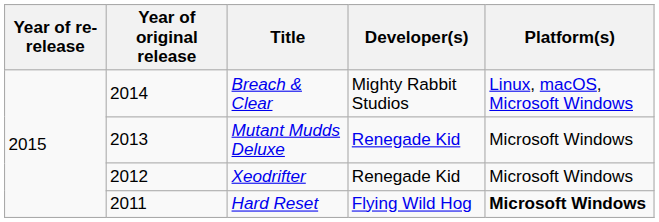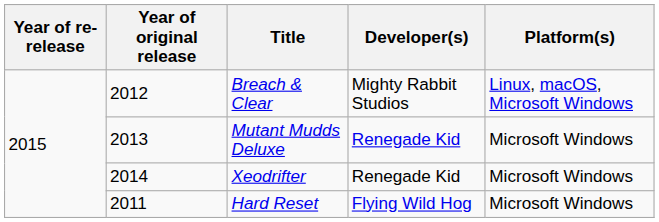(129, 93) 2014 -> (129, 93) 2012
(129, 176) 2012 -> (129, 176) 2014
(568, 203) bold -> (561, 203) normal
